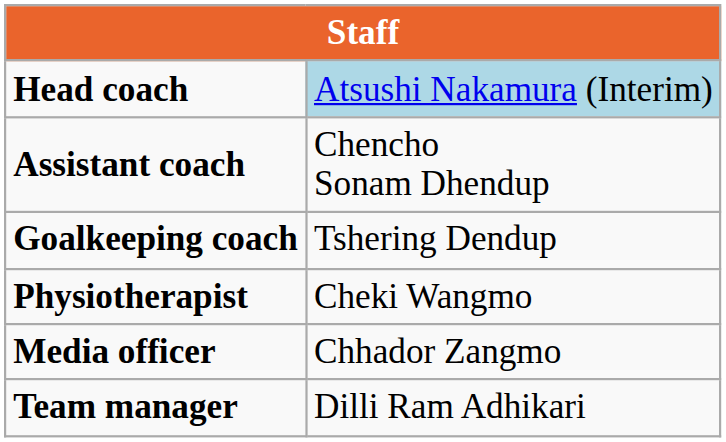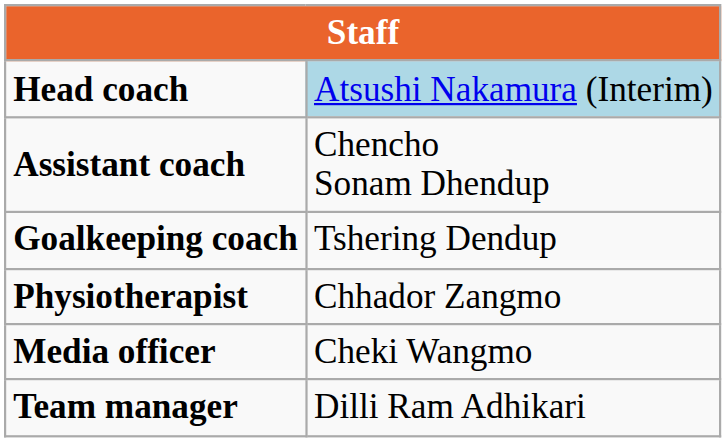(423, 295) Cheki Wangmo -> (438, 295) Chhador Zangmo
(438, 351) Chhador Zangmo -> (423, 351) Cheki Wangmo
